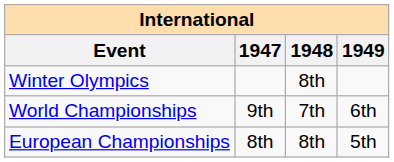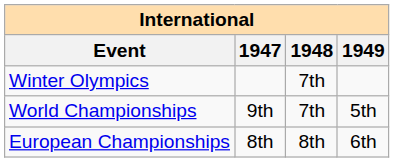(312, 80) 8th -> (312, 80) 7th
(363, 111) 6th -> (363, 111) 5th
(363, 141) 5th -> (363, 141) 6th
